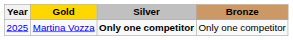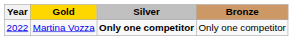(17, 27) 2025 -> (17, 27) 2022
